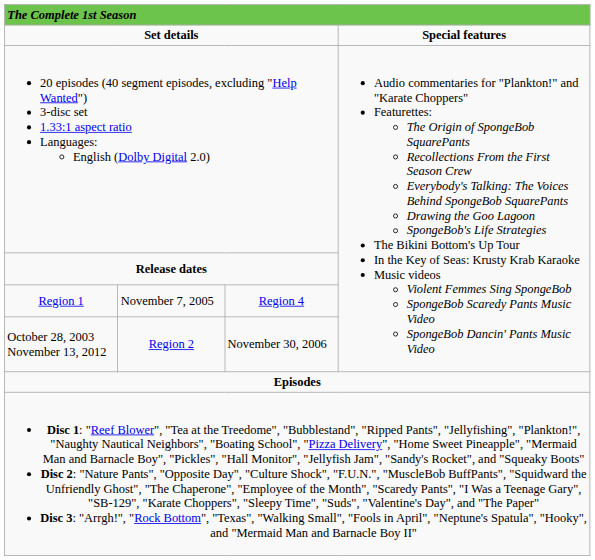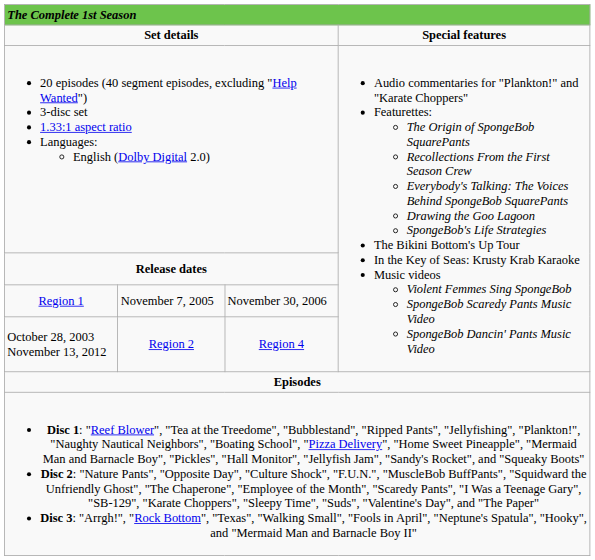(281, 301) Region 4 -> (277, 301) November 30, 2006
(277, 344) November 30, 2006 -> (281, 344) Region 4
